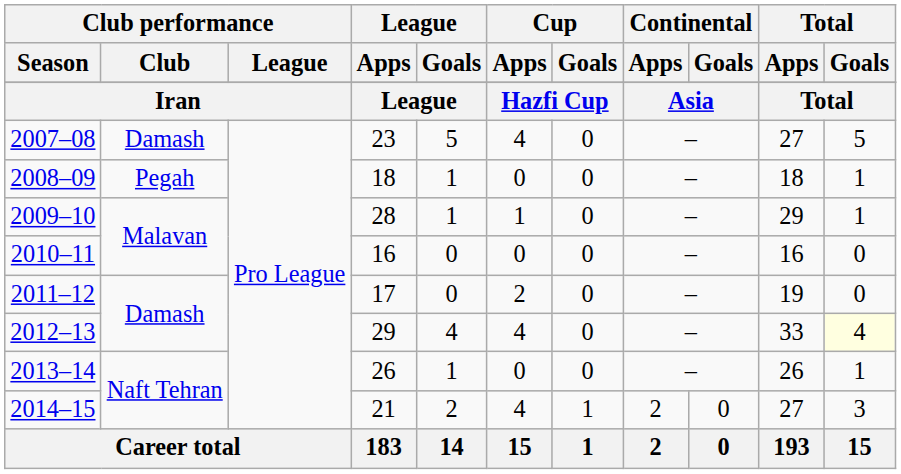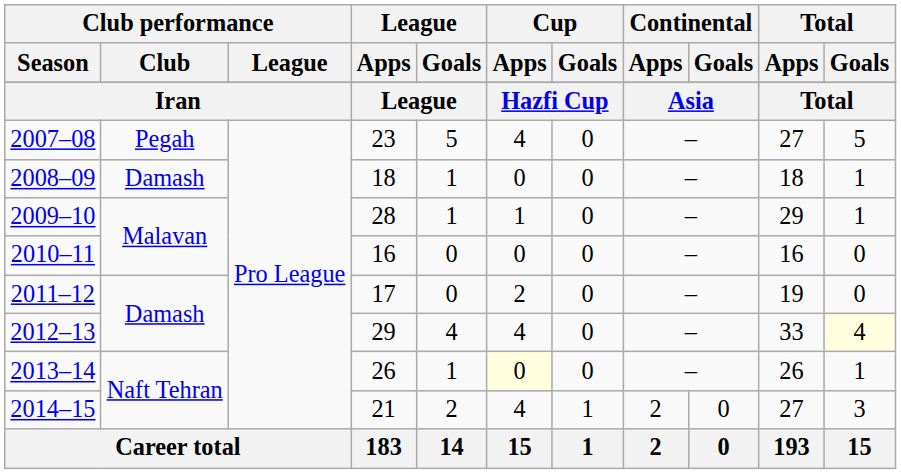(165, 139) Damash -> (165, 139) Pegah
(165, 178) Pegah -> (165, 178) Damash
(520, 370) no background -> (520, 370) lightyellow background
